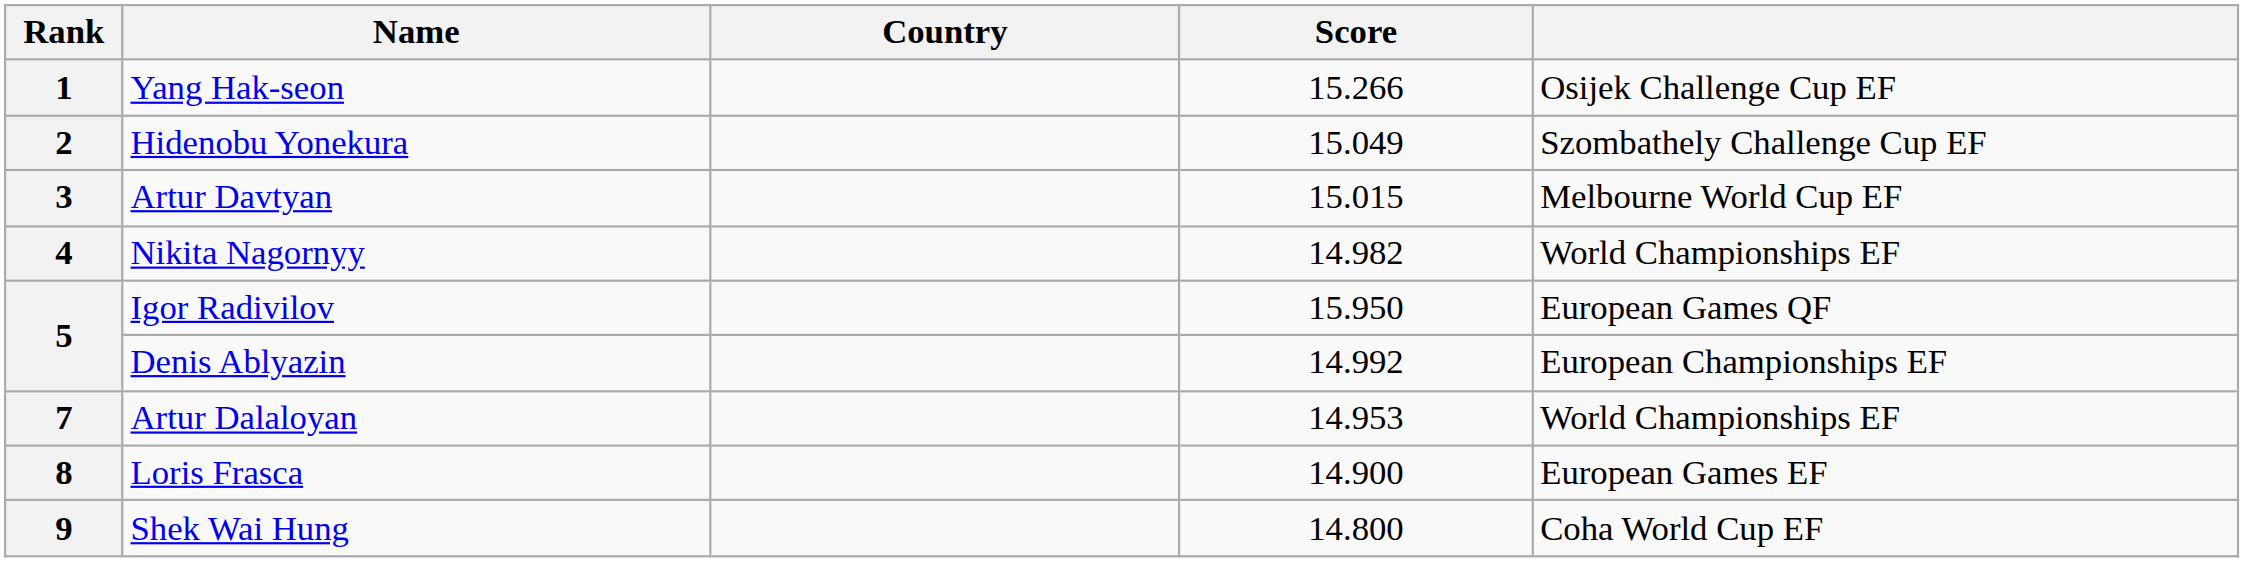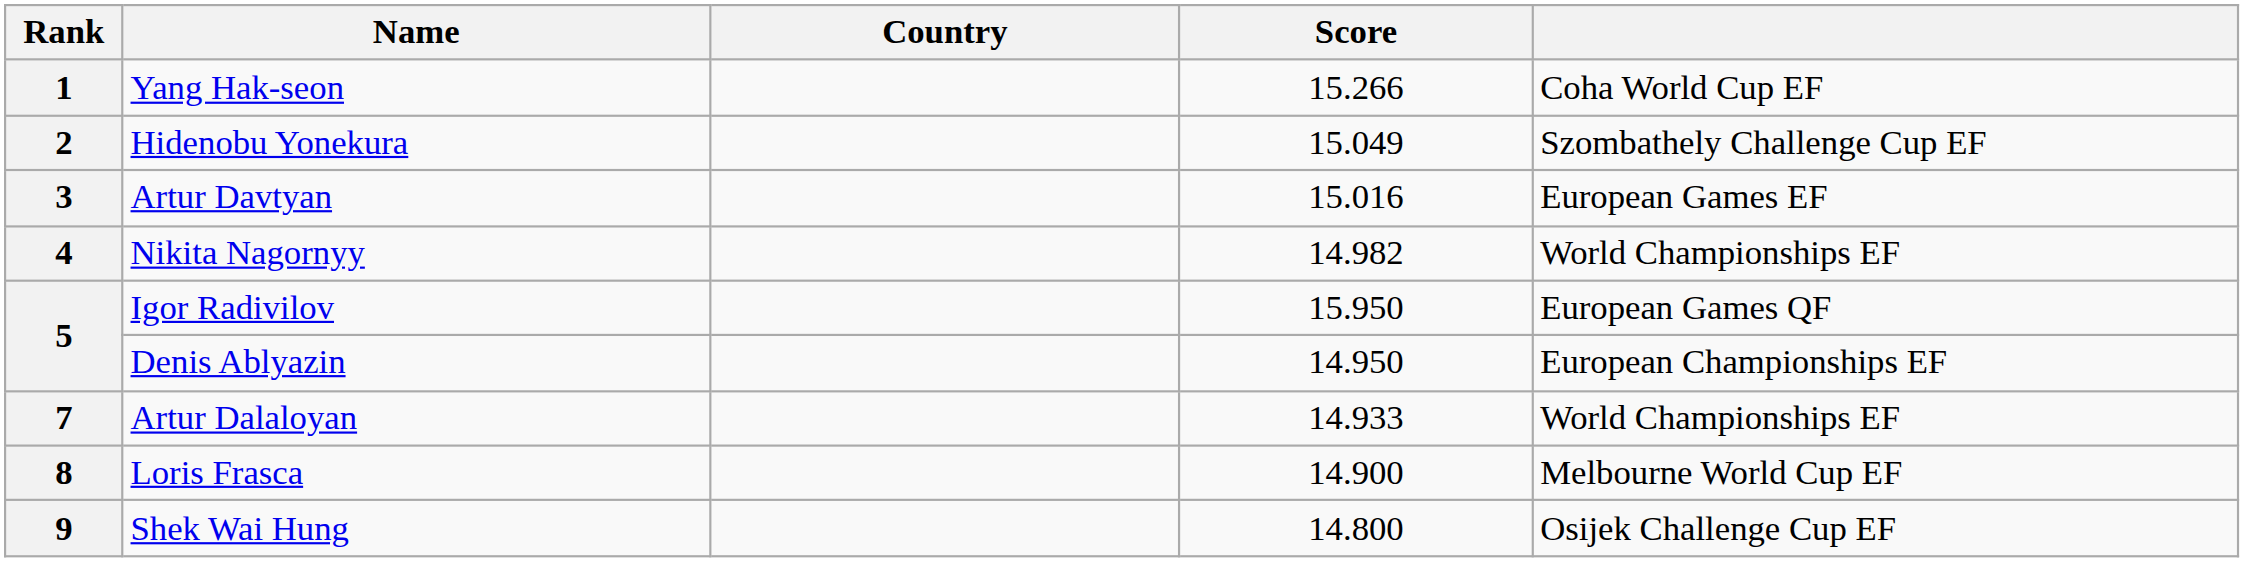(1718, 87) Osijek Challenge Cup EF -> (1682, 87) Coha World Cup EF
(1356, 197) 15.015 -> (1356, 197) 15.016
(1721, 197) Melbourne World Cup EF -> (1684, 197) European Games EF
(1356, 362) 14.992 -> (1356, 362) 14.950
(1356, 417) 14.953 -> (1356, 417) 14.933
(1684, 472) European Games EF -> (1721, 472) Melbourne World Cup EF
(1682, 527) Coha World Cup EF -> (1718, 527) Osijek Challenge Cup EF
